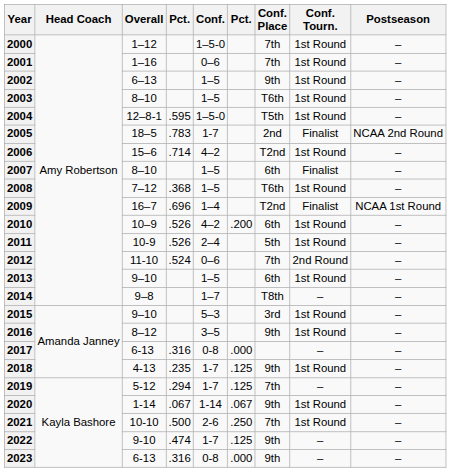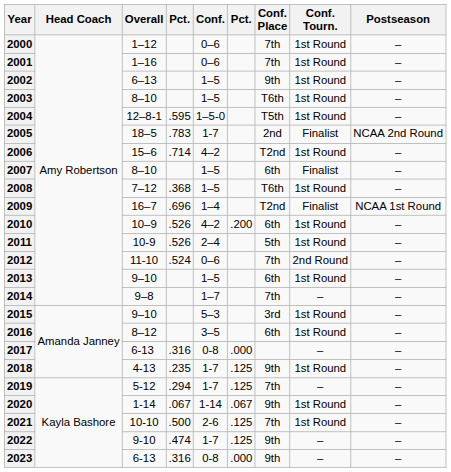(210, 44) 1–5-0 -> (210, 44) 0–6
(272, 296) T8th -> (272, 296) 7th
(272, 332) 9th -> (272, 332) 6th
(241, 422) .250 -> (241, 422) .125
